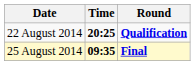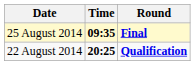rows swapped: (45, 32) <-> (45, 51)
